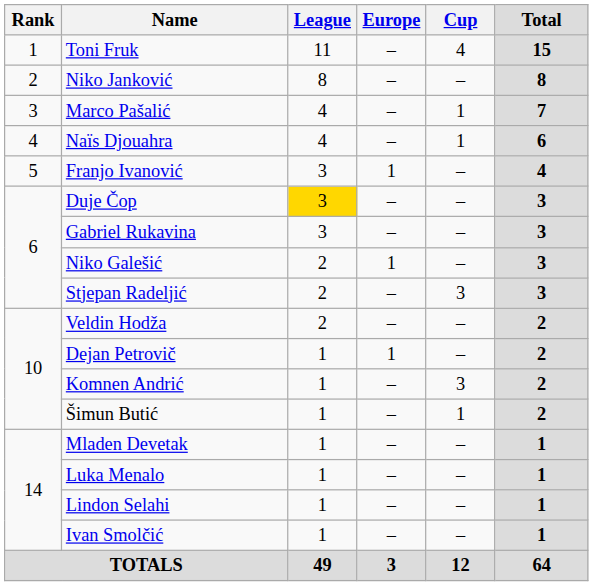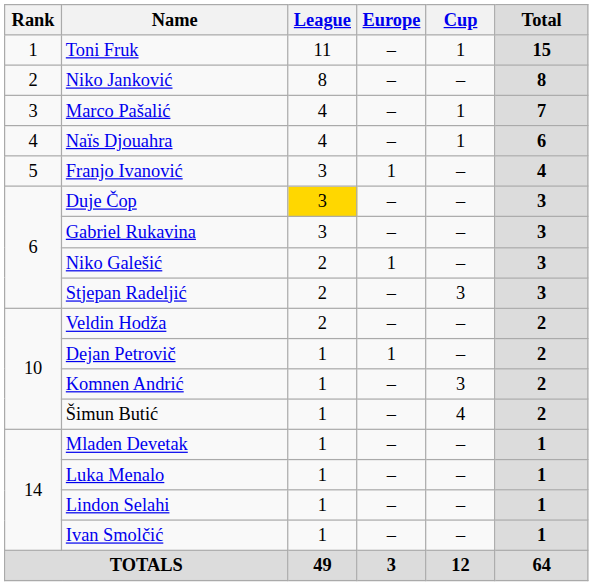(461, 50) 4 -> (461, 50) 1
(461, 414) 1 -> (461, 414) 4
